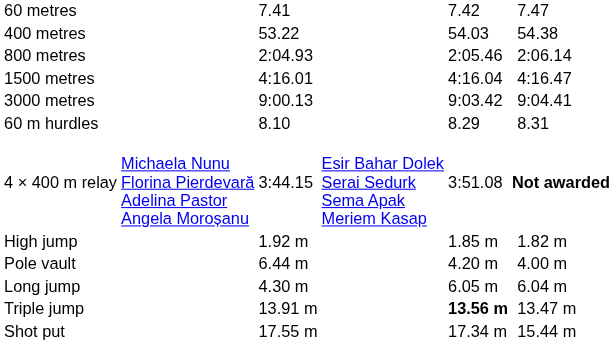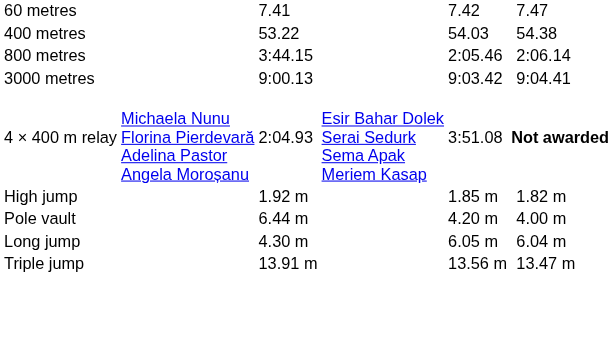(286, 56) 2:04.93 -> (286, 56) 3:44.15
- row: (49, 78)
- row: (51, 123)
(286, 182) 3:44.15 -> (286, 137) 2:04.93
(478, 309) bold -> (478, 264) normal
- row: (34, 331)
